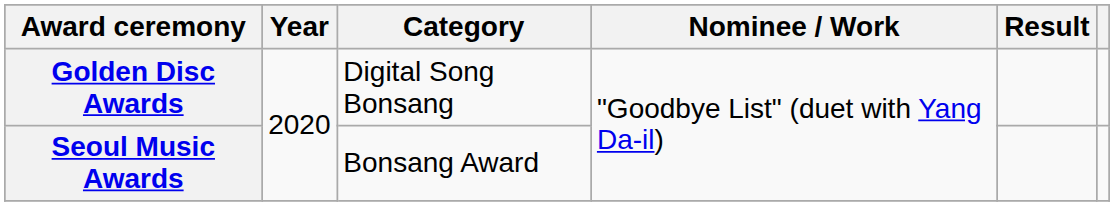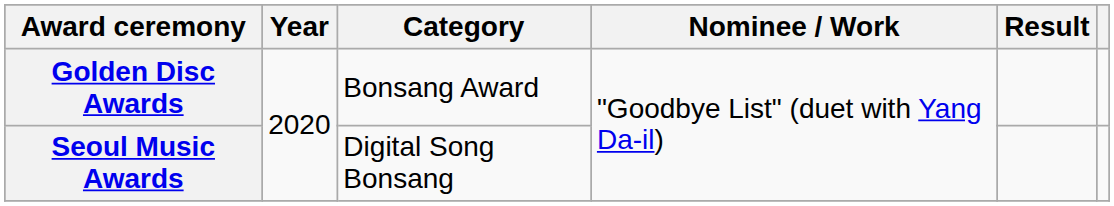(419, 86) Digital Song Bonsang -> (441, 86) Bonsang Award
(441, 162) Bonsang Award -> (419, 162) Digital Song Bonsang
